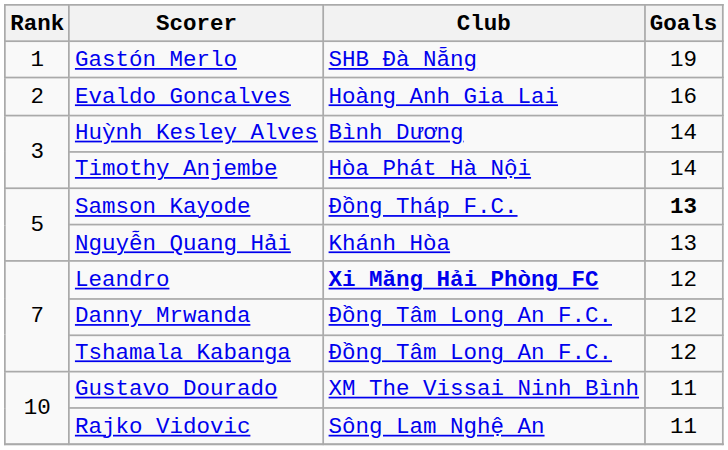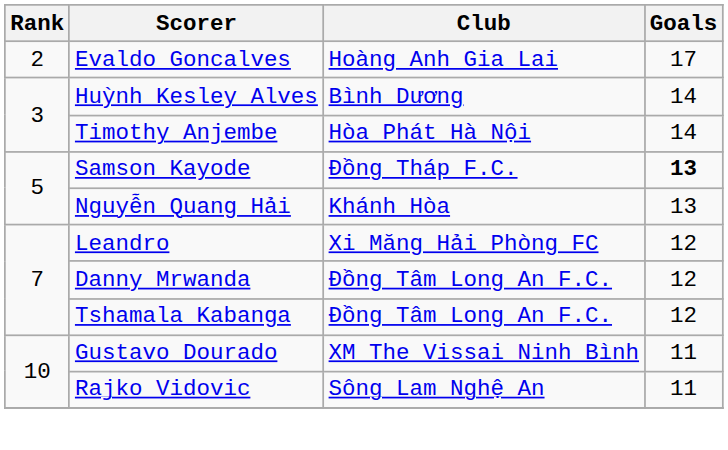- row: (156, 60)
(683, 97) 16 -> (683, 60) 17
(464, 280) bold -> (464, 243) normal
